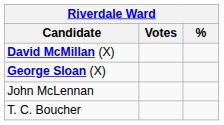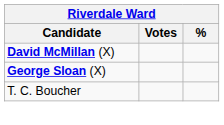- row: (50, 91)
